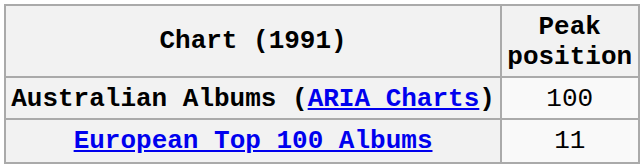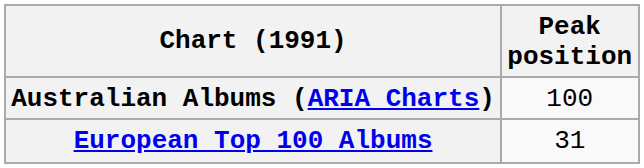(570, 141) 11 -> (570, 141) 31
